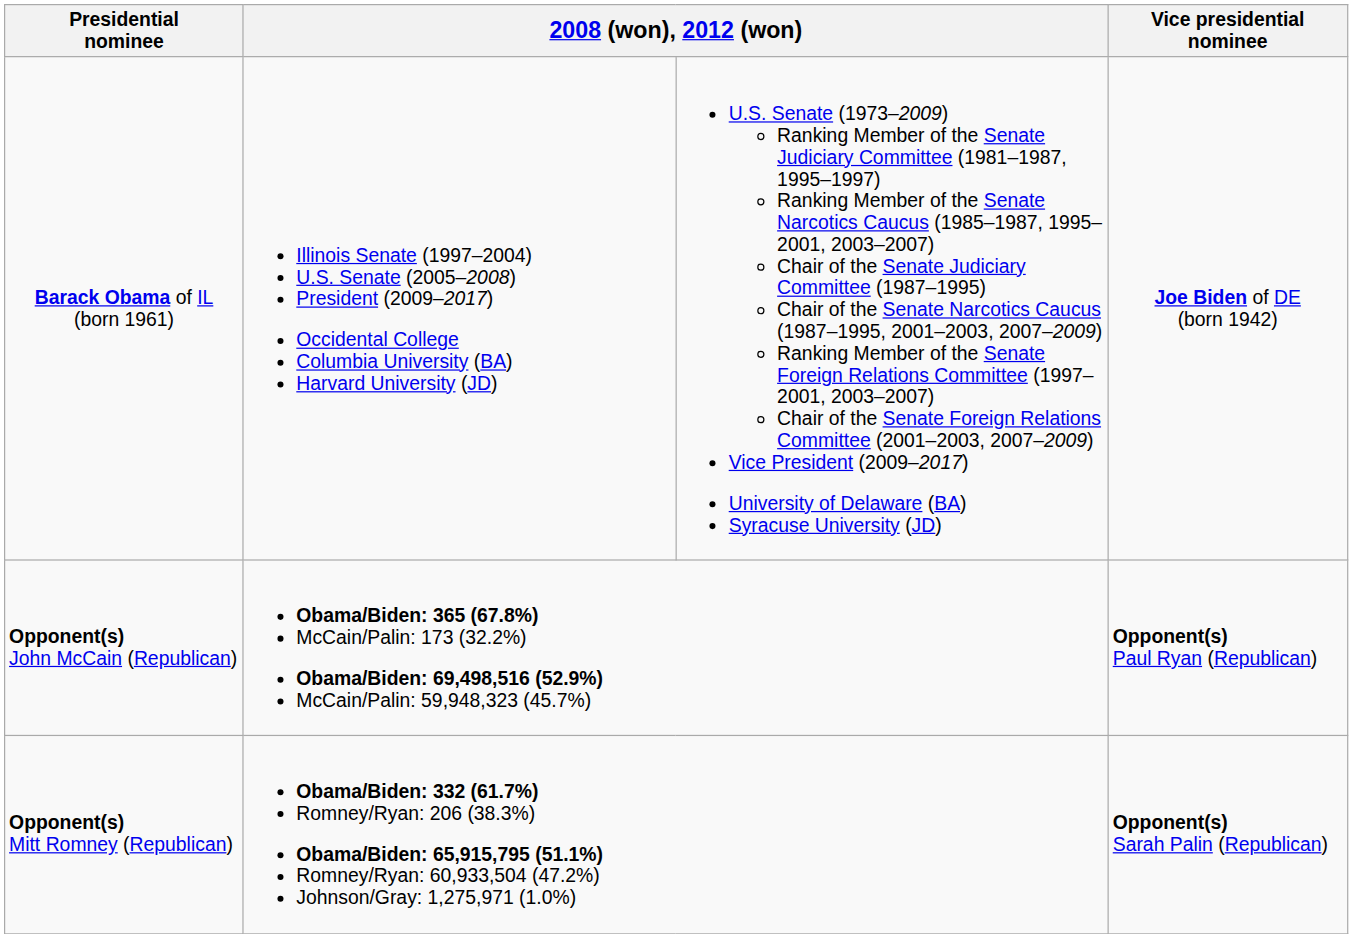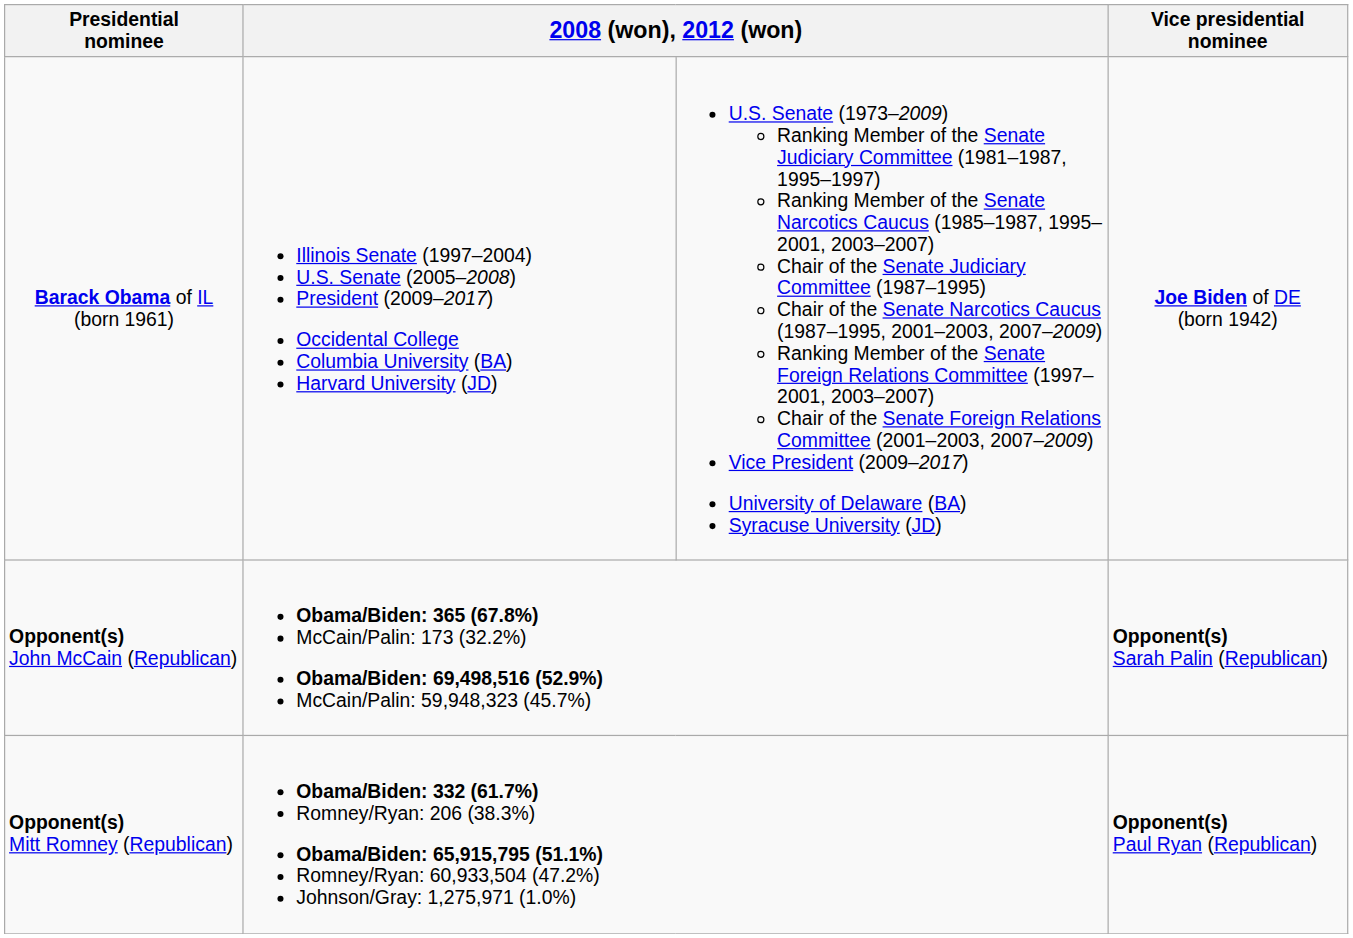(1215, 647) Opponent(s) Paul Ryan (Republican) -> (1220, 647) Opponent(s) Sarah Palin (Republican)
(1220, 834) Opponent(s) Sarah Palin (Republican) -> (1215, 834) Opponent(s) Paul Ryan (Republican)
